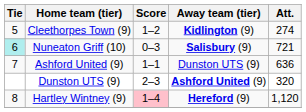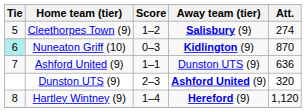(219, 30) Kidlington (9) -> (219, 30) Salisbury (9)
(219, 47) Salisbury (9) -> (219, 47) Kidlington (9)
(285, 47) 721 -> (285, 47) 870
(151, 98) pink background -> (151, 98) no background
